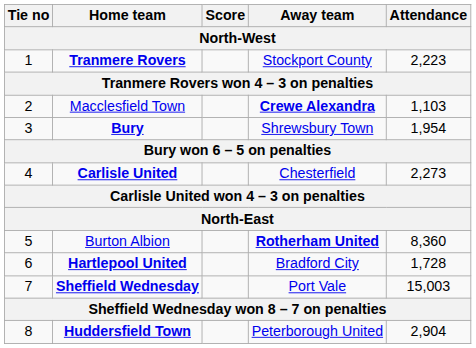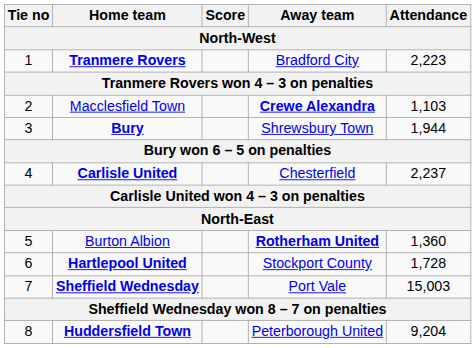(317, 60) Stockport County -> (317, 60) Bradford City
(428, 128) 1,954 -> (428, 128) 1,944
(428, 173) 2,273 -> (428, 173) 2,237
(428, 241) 8,360 -> (428, 241) 1,360
(317, 264) Bradford City -> (317, 264) Stockport County
(428, 331) 2,904 -> (428, 331) 9,204
